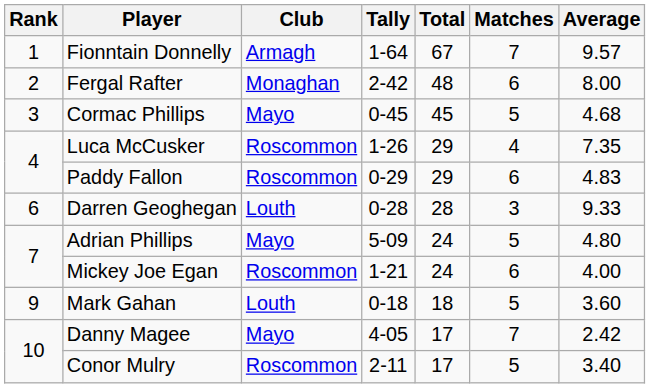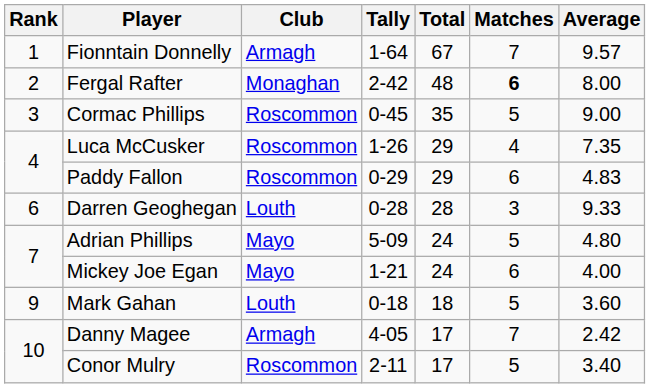(514, 83) normal -> (514, 83) bold
(270, 114) Mayo -> (302, 114) Roscommon
(442, 114) 45 -> (442, 114) 35
(602, 114) 4.68 -> (602, 114) 9.00
(302, 271) Roscommon -> (270, 271) Mayo
(270, 334) Mayo -> (281, 334) Armagh
